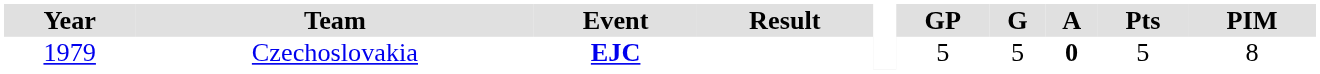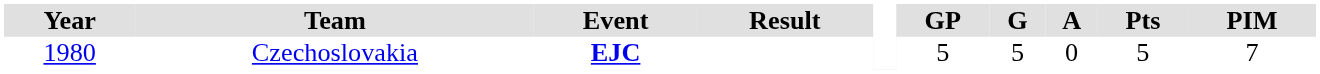(70, 52) 1979 -> (70, 52) 1980
(1072, 52) bold -> (1072, 52) normal
(1252, 52) 8 -> (1252, 52) 7
